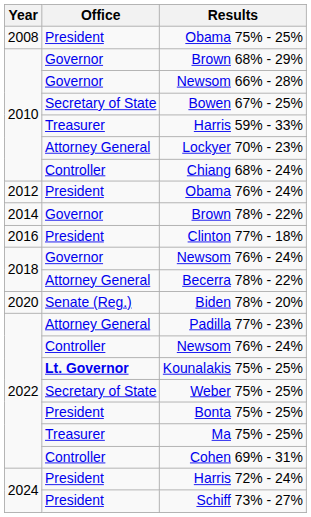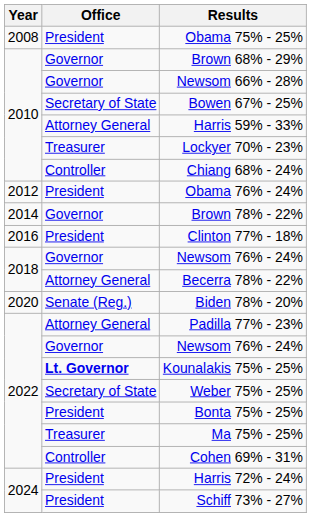(75, 125) Treasurer -> (98, 125) Attorney General
(98, 147) Attorney General -> (75, 147) Treasurer
(75, 346) Controller -> (74, 346) Governor
